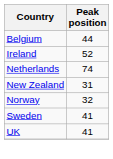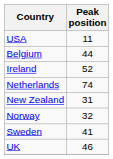+ row: (17, 38)
(88, 131) 41 -> (88, 147) 46
